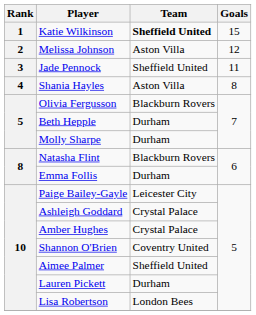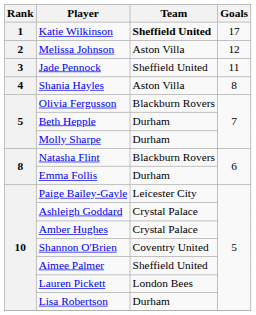(234, 31) 15 -> (234, 31) 17
(151, 283) Durham -> (163, 283) London Bees
(163, 301) London Bees -> (151, 301) Durham
